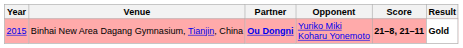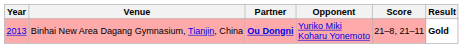(17, 31) 2015 -> (17, 31) 2013
(399, 31) bold -> (399, 31) normal
